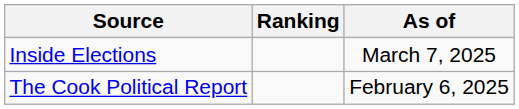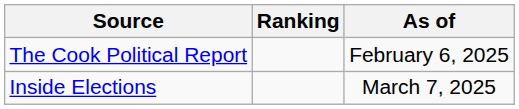rows swapped: (128, 87) <-> (83, 54)
